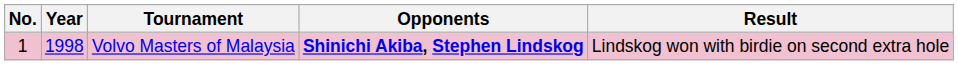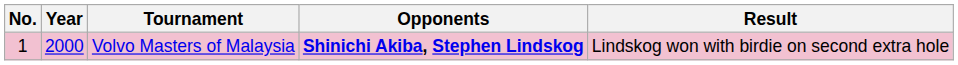(64, 46) 1998 -> (64, 46) 2000
